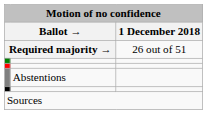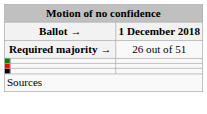- row: (7, 77)
